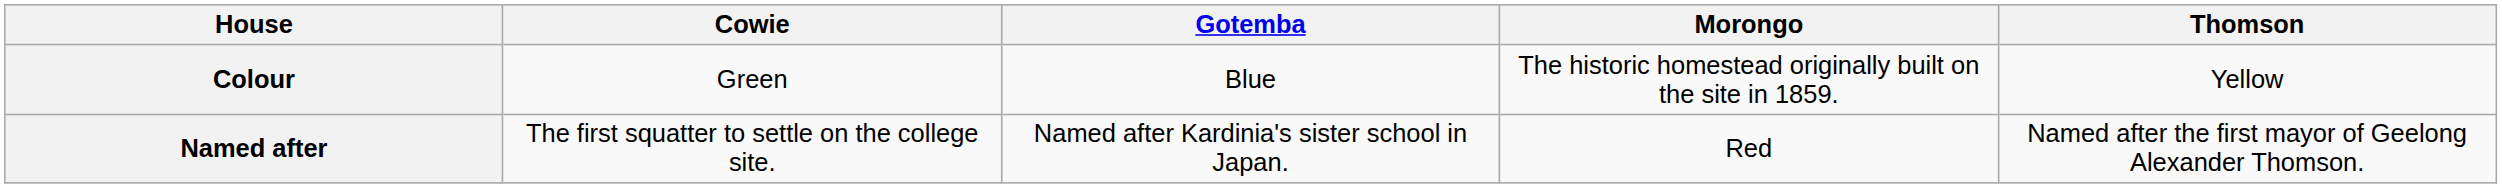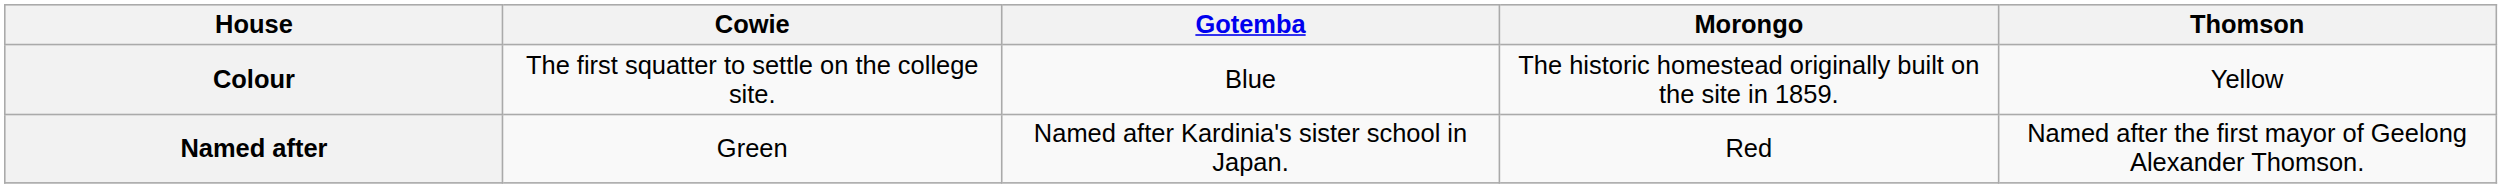(752, 79) Green -> (752, 79) The first squatter to settle on the college site.
(752, 148) The first squatter to settle on the college site. -> (752, 148) Green
